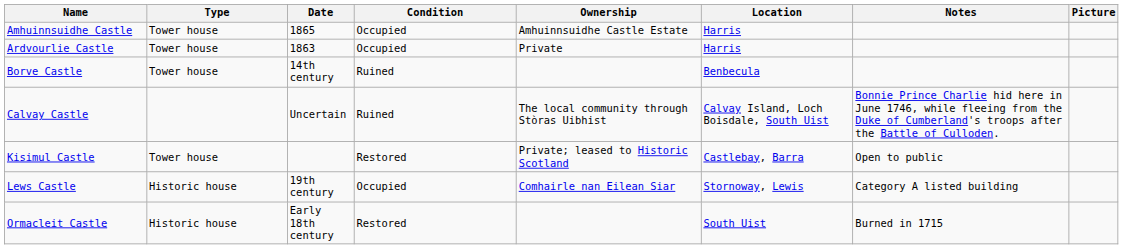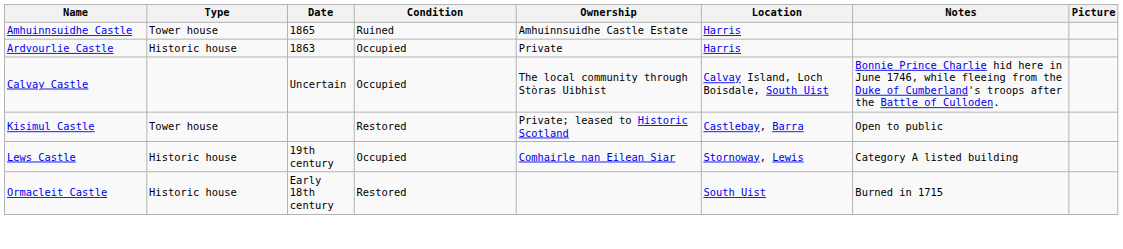(381, 30) Occupied -> (375, 30) Ruined
(184, 48) Tower house -> (193, 48) Historic house
- row: (45, 72)
(375, 114) Ruined -> (381, 84) Occupied
